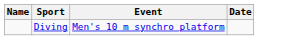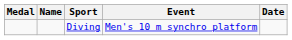+ column: (21, 12)
